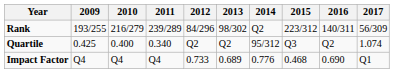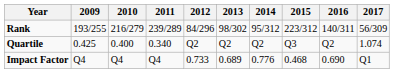(258, 28) Q2 -> (266, 28) 95/312
(266, 44) 95/312 -> (258, 44) Q2
